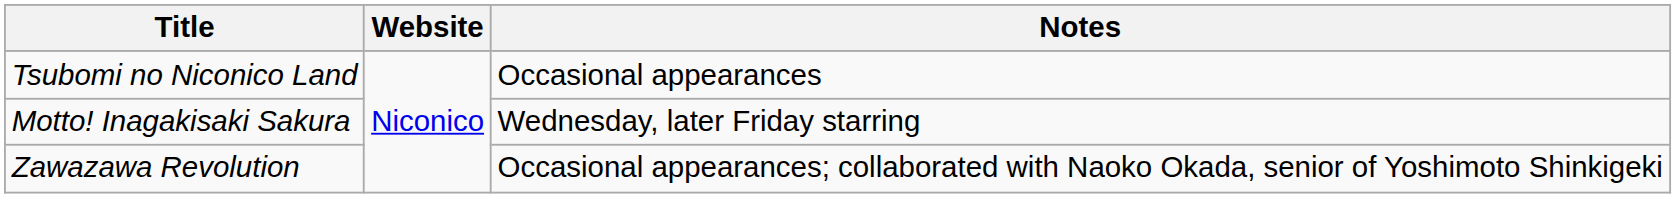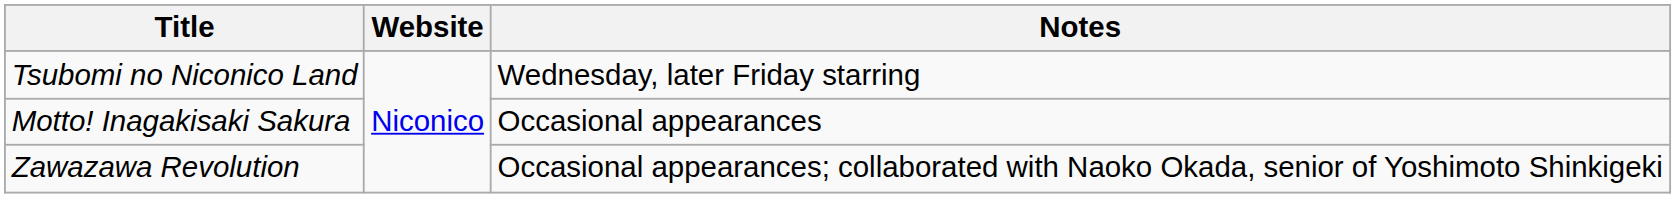(660, 74) Occasional appearances -> (709, 74) Wednesday, later Friday starring
(709, 121) Wednesday, later Friday starring -> (660, 121) Occasional appearances
